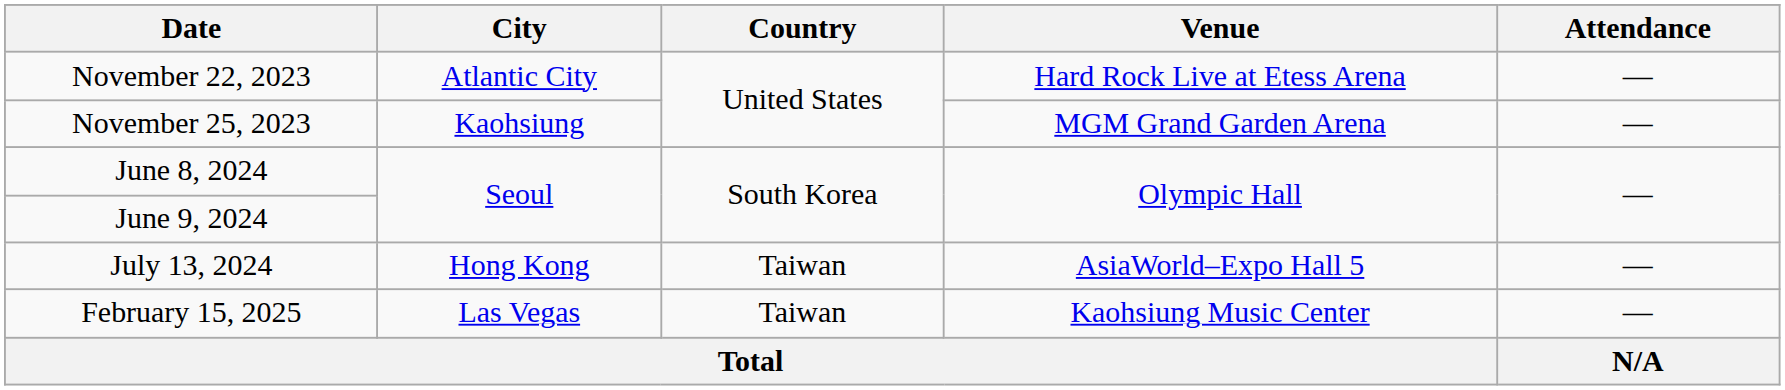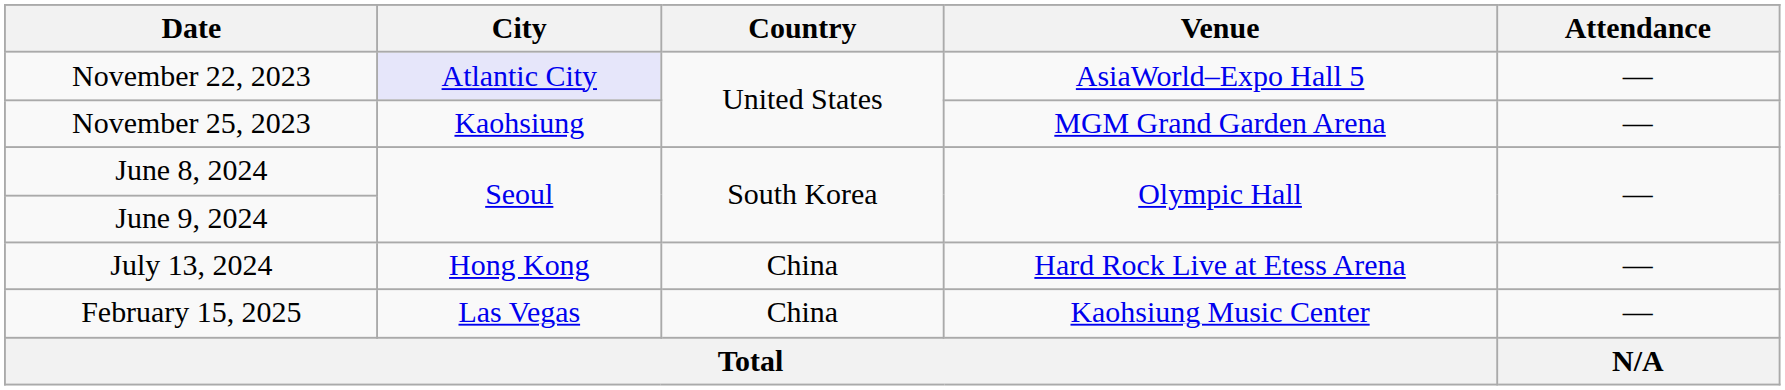(519, 75) no background -> (519, 75) lavender background
(1220, 75) Hard Rock Live at Etess Arena -> (1220, 75) AsiaWorld–Expo Hall 5
(802, 265) Taiwan -> (802, 265) China
(1220, 265) AsiaWorld–Expo Hall 5 -> (1220, 265) Hard Rock Live at Etess Arena
(802, 312) Taiwan -> (802, 312) China
